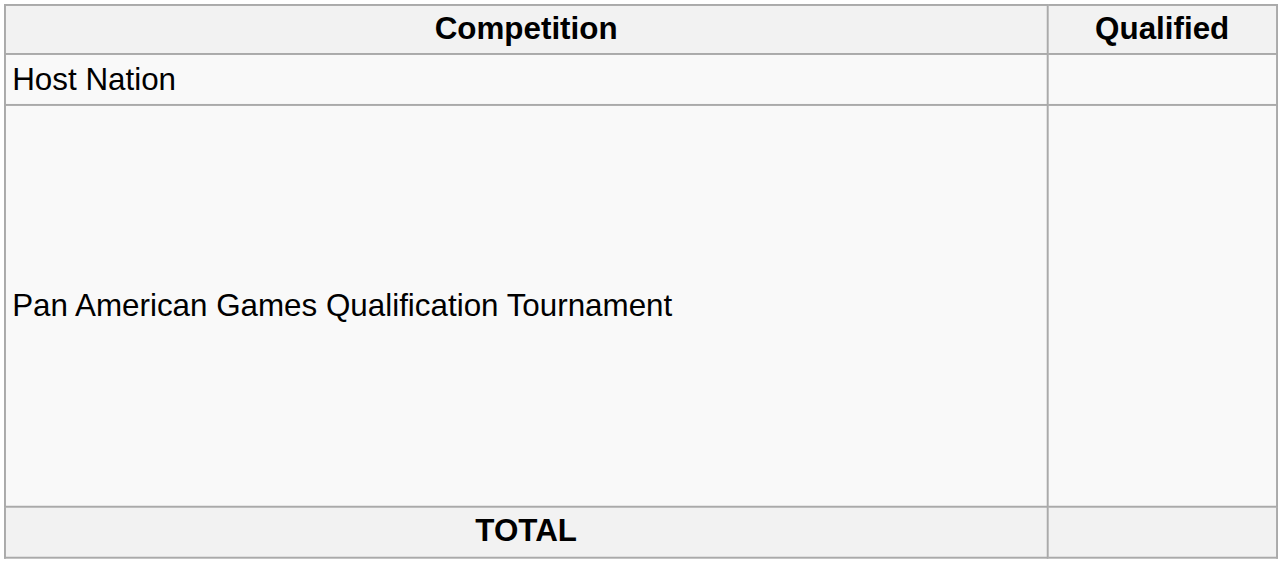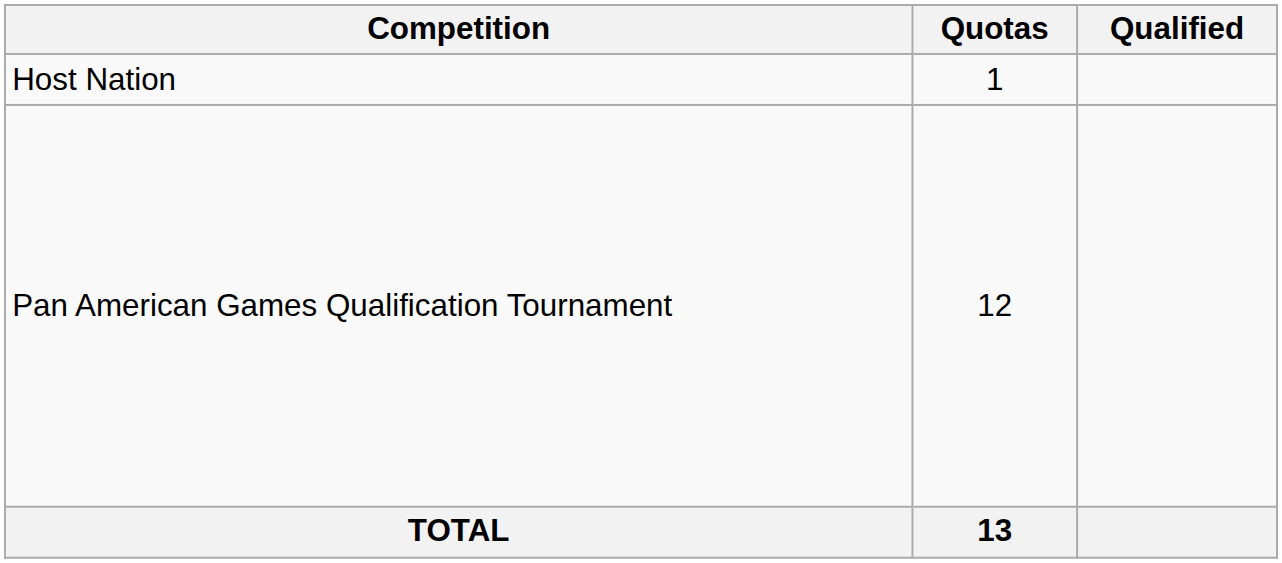+ column: (995, 29)
